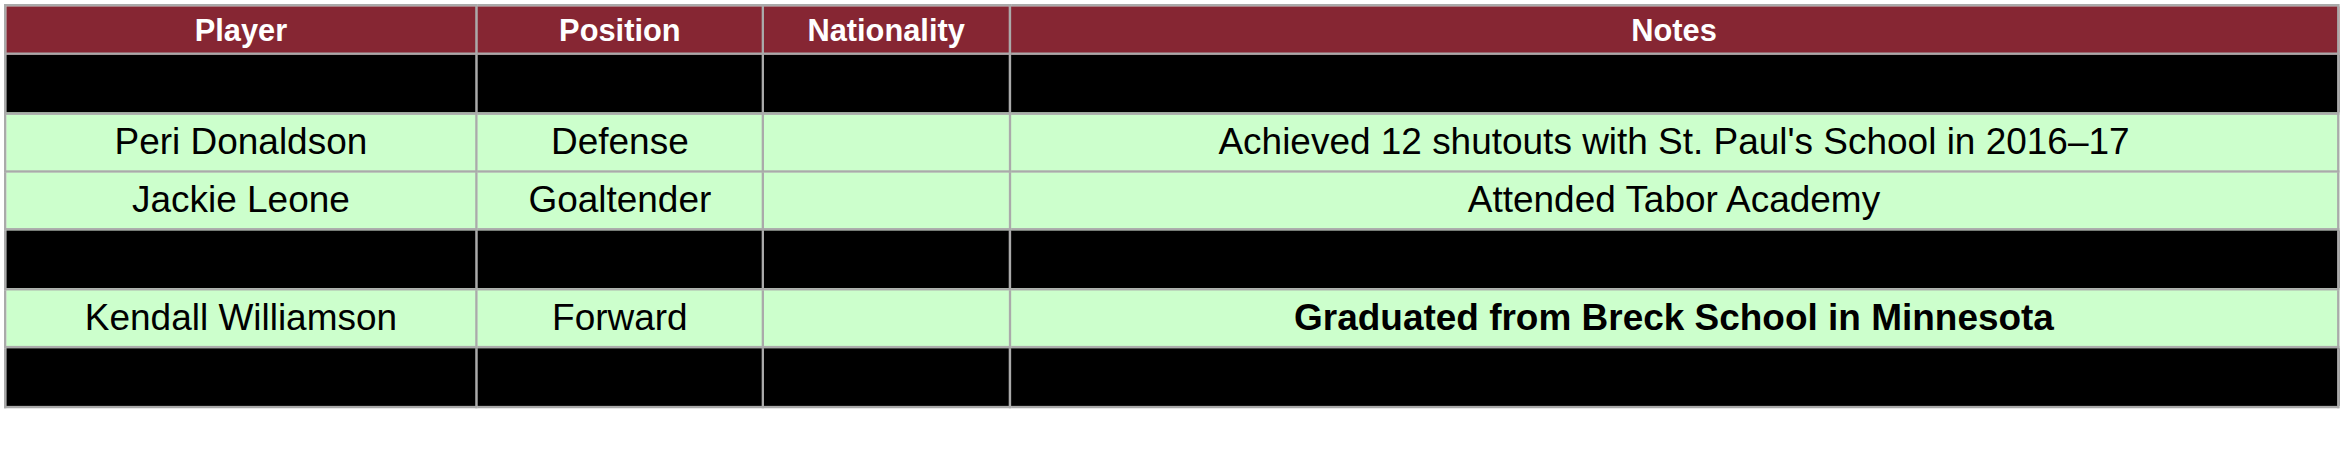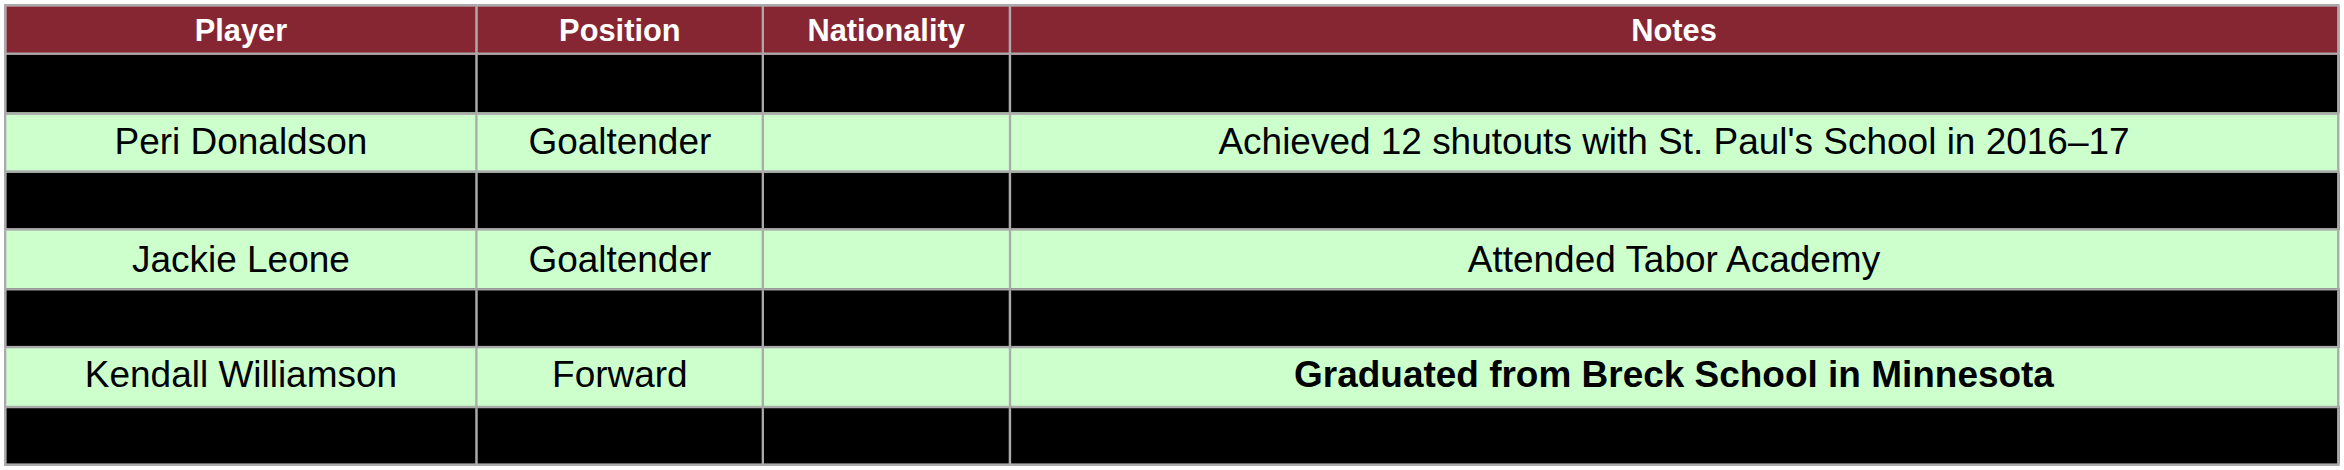(620, 141) Defense -> (620, 141) Goaltender
+ row: (241, 200)
(620, 376) Goaltender -> (620, 434) Defense
